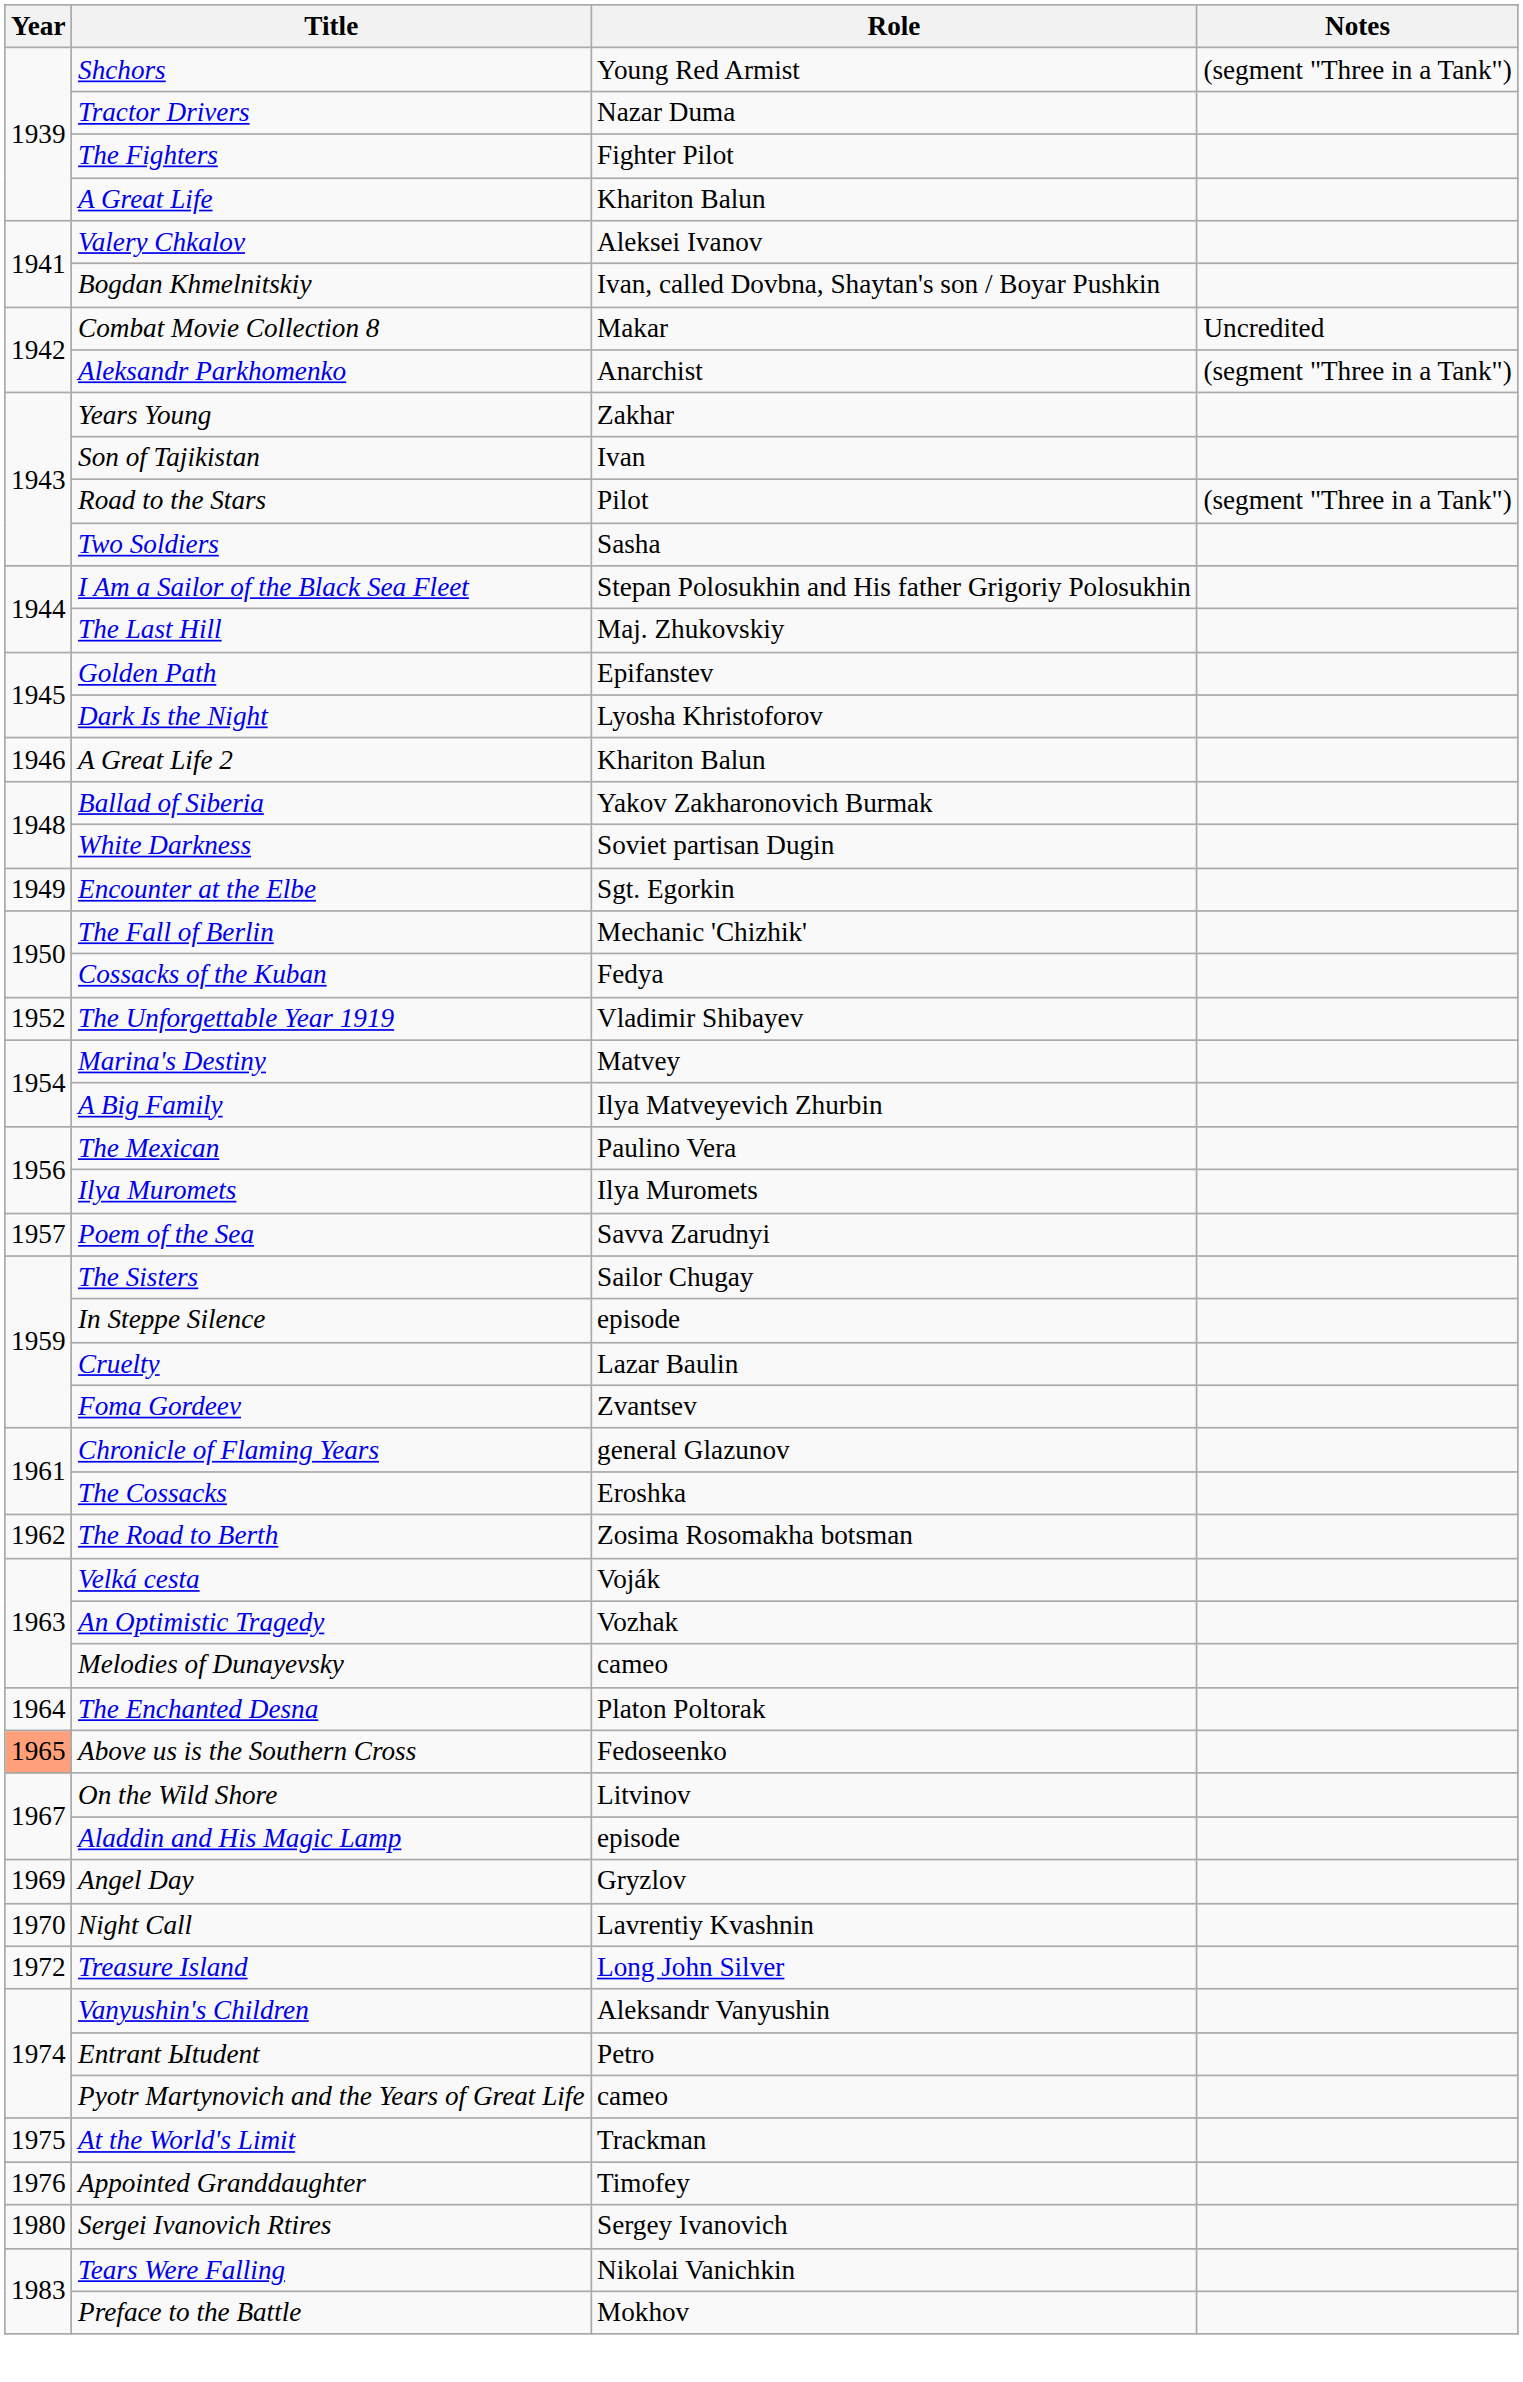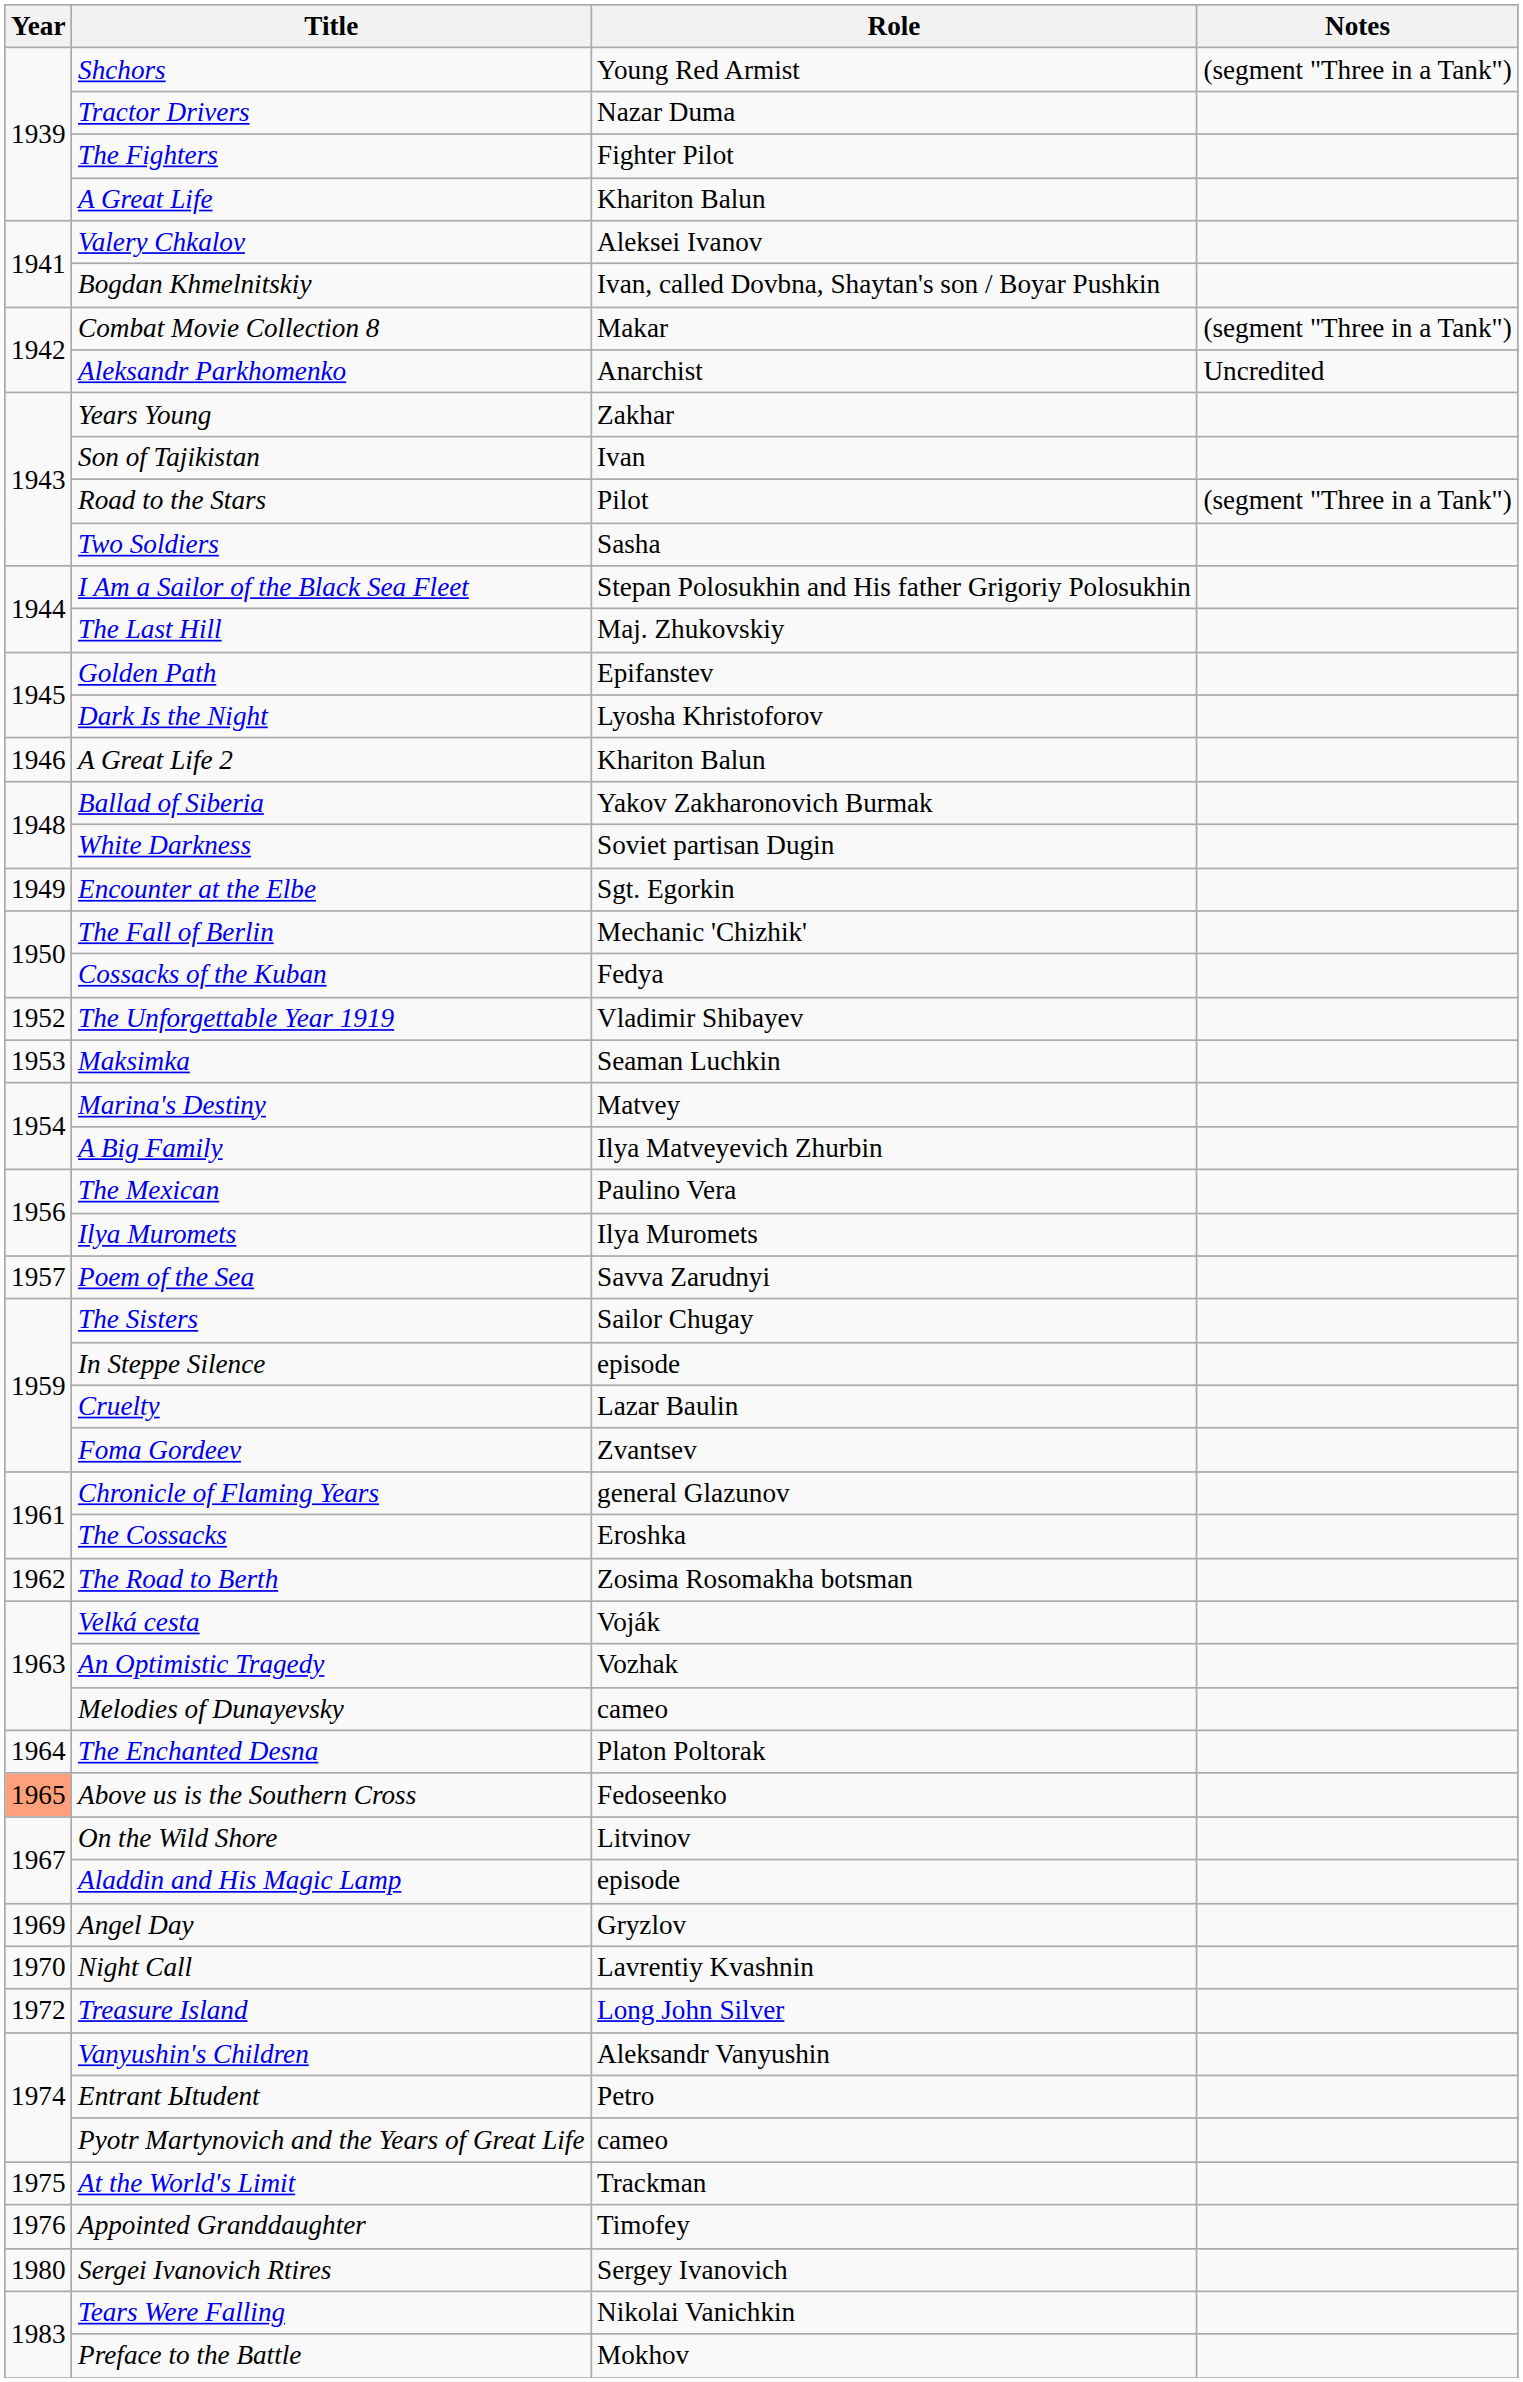(1264, 328) Uncredited -> (1358, 328) (segment "Three in a Tank")
(1358, 371) (segment "Three in a Tank") -> (1264, 371) Uncredited
+ row: (134, 1061)
